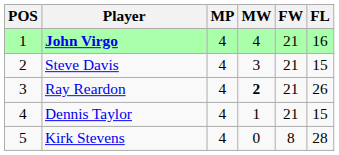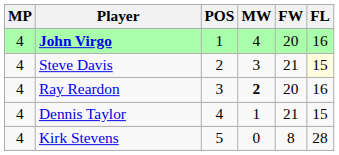columns swapped: (23, 16) <-> (222, 16)
(291, 41) 21 -> (291, 41) 20
(320, 65) no background -> (320, 65) lightyellow background
(291, 89) 21 -> (291, 89) 20
(320, 89) 26 -> (320, 89) 16
